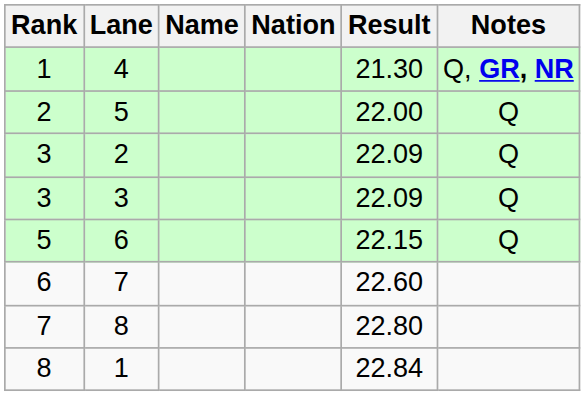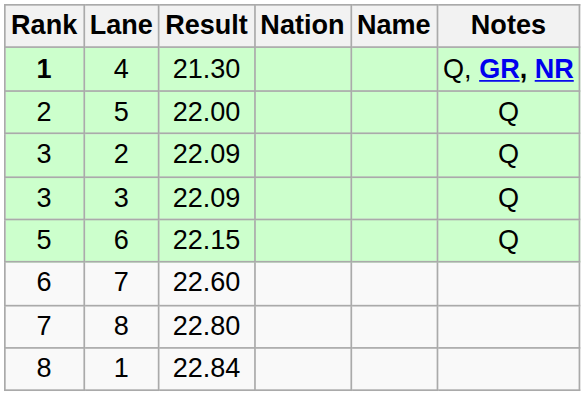columns swapped: (202, 25) <-> (389, 25)
(44, 68) normal -> (44, 68) bold
